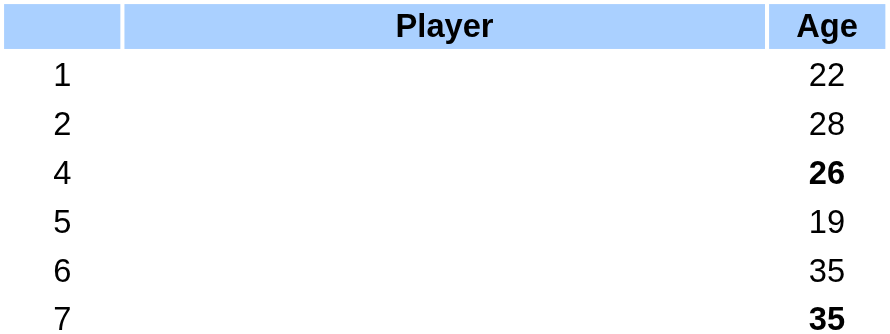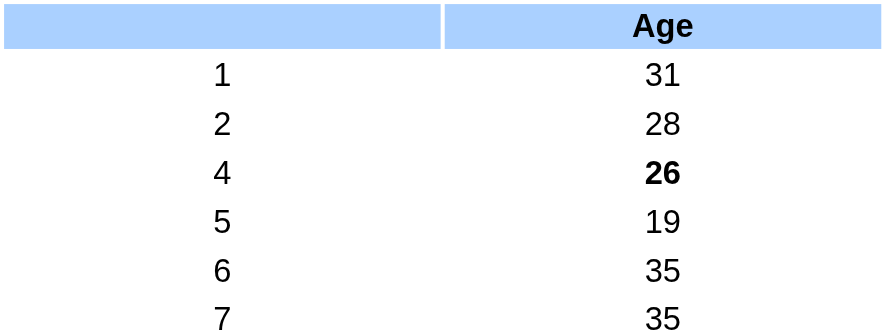- column: (445, 26)
(827, 74) 22 -> (663, 74) 31
(827, 319) bold -> (663, 319) normal
